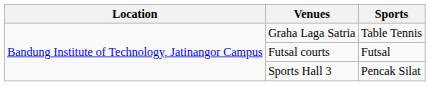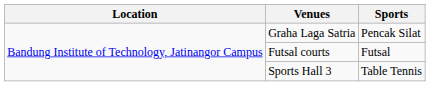(391, 33) Table Tennis -> (391, 33) Pencak Silat
(391, 71) Pencak Silat -> (391, 71) Table Tennis
